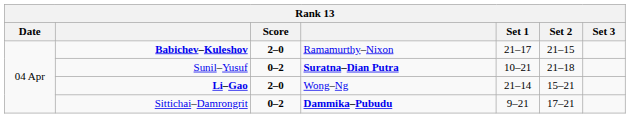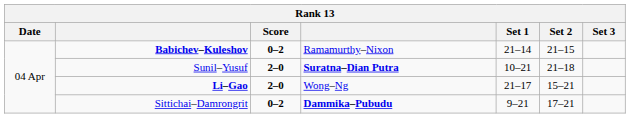(276, 50) 2–0 -> (276, 50) 0–2
(518, 50) 21–17 -> (518, 50) 21–14
(276, 68) 0–2 -> (276, 68) 2–0
(518, 86) 21–14 -> (518, 86) 21–17
